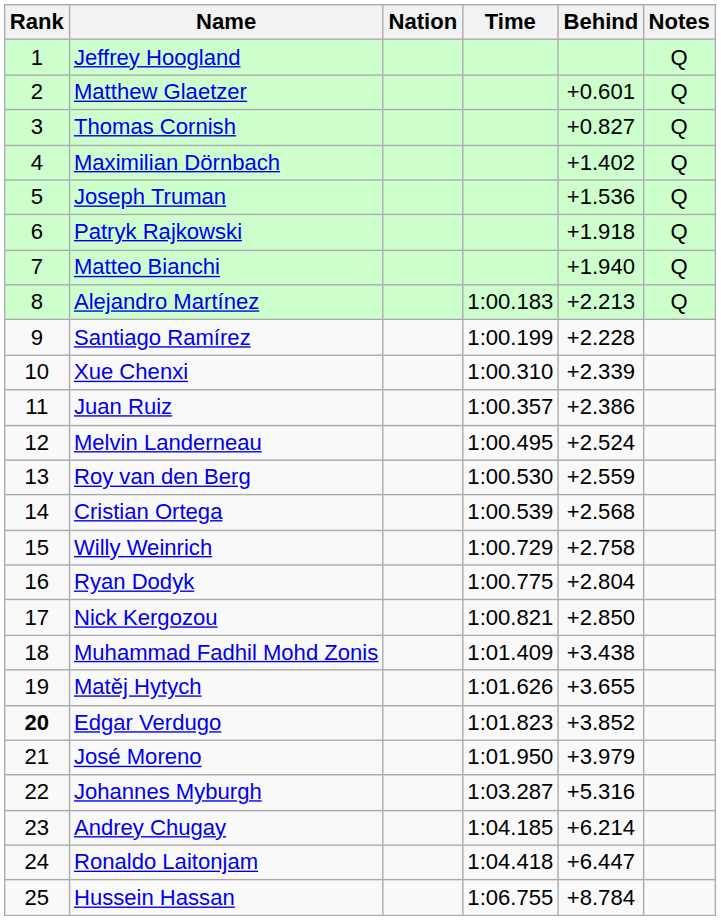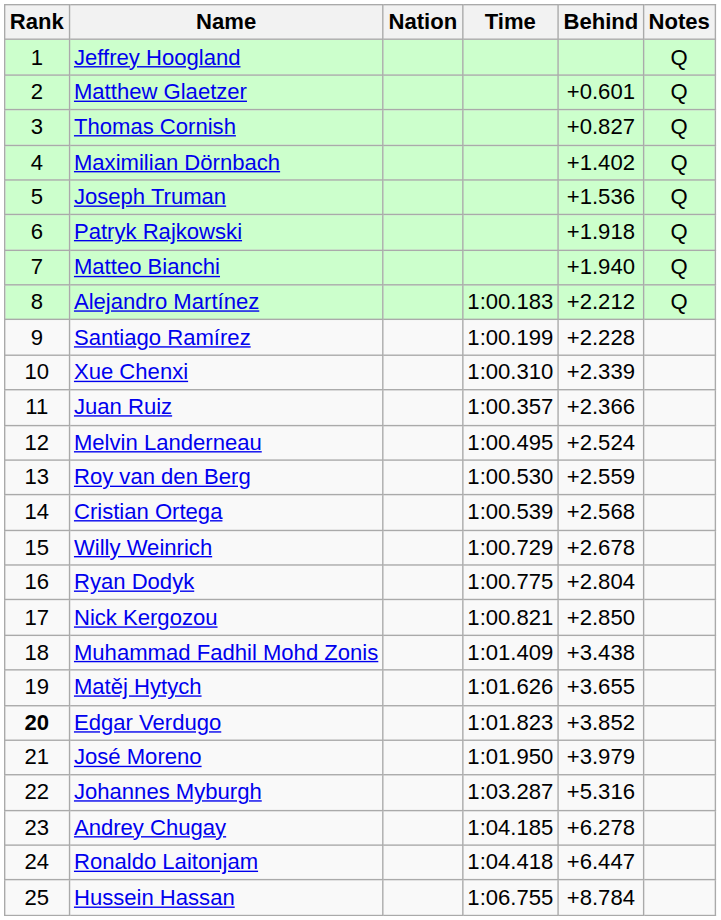(601, 302) +2.213 -> (601, 302) +2.212
(601, 407) +2.386 -> (601, 407) +2.366
(601, 547) +2.758 -> (601, 547) +2.678
(601, 827) +6.214 -> (601, 827) +6.278
